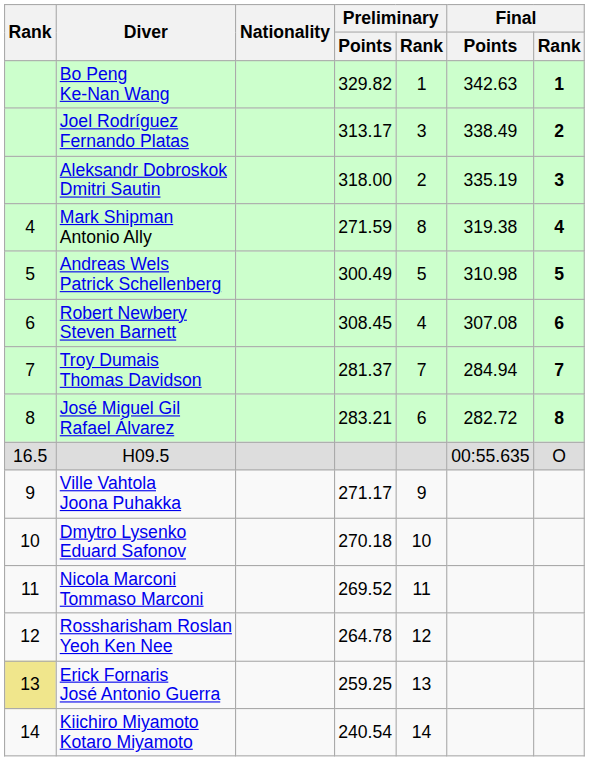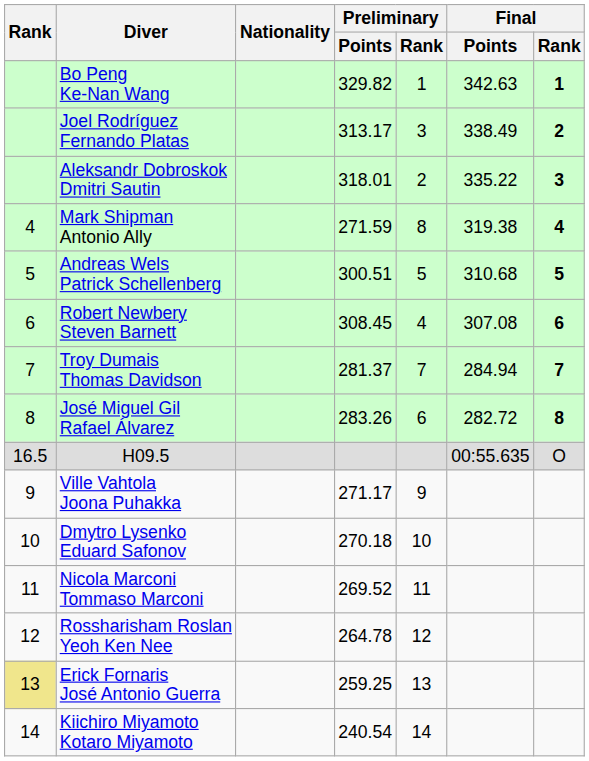(365, 179) 318.00 -> (365, 179) 318.01
(490, 179) 335.19 -> (490, 179) 335.22
(365, 275) 300.49 -> (365, 275) 300.51
(490, 275) 310.98 -> (490, 275) 310.68
(365, 418) 283.21 -> (365, 418) 283.26
